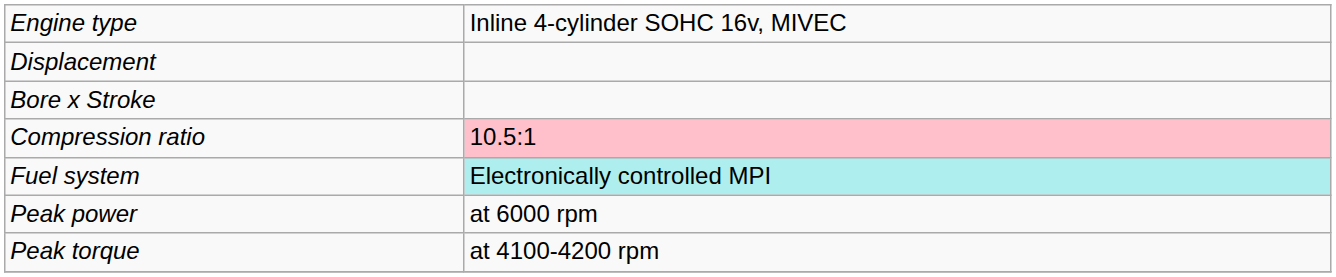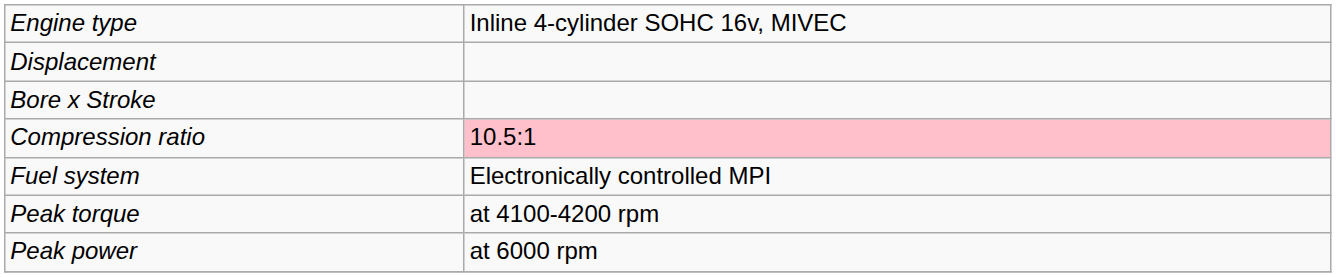(620, 175) paleturquoise background -> (620, 175) no background
rows swapped: (74, 213) <-> (75, 251)
